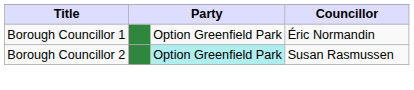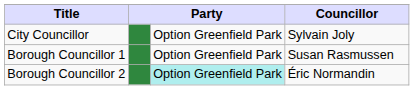+ row: (48, 34)
(331, 34) Éric Normandin -> (341, 54) Susan Rasmussen
(341, 54) Susan Rasmussen -> (331, 74) Éric Normandin
